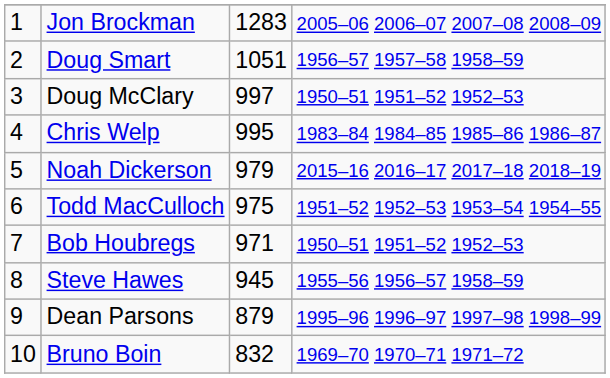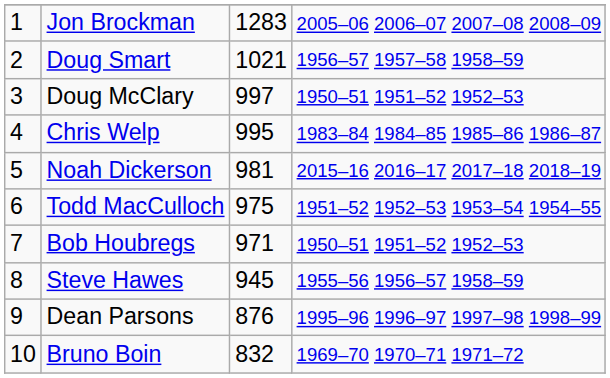(261, 59) 1051 -> (261, 59) 1021
(255, 170) 979 -> (255, 170) 981
(255, 317) 879 -> (255, 317) 876
